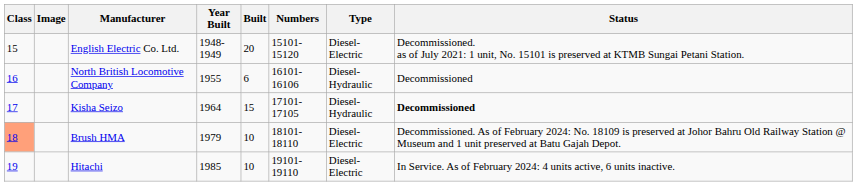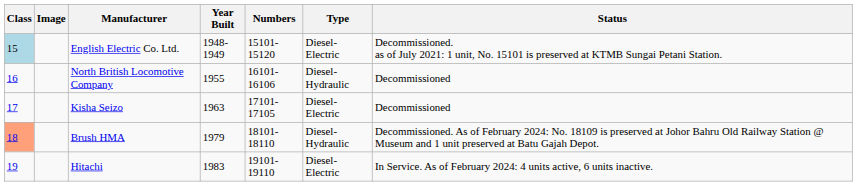- column: (255, 19)
(12, 48) no background -> (12, 48) lightblue background
(210, 107) 1964 -> (214, 107) 1963
(351, 107) Diesel-Hydraulic -> (323, 107) Diesel-Electric
(436, 107) bold -> (413, 107) normal
(346, 137) Diesel-Electric -> (327, 137) Diesel-Hydraulic
(210, 166) 1985 -> (214, 166) 1983
